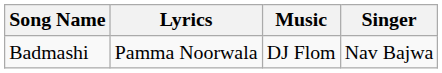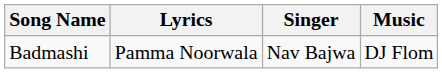columns swapped: (301, 20) <-> (389, 20)
